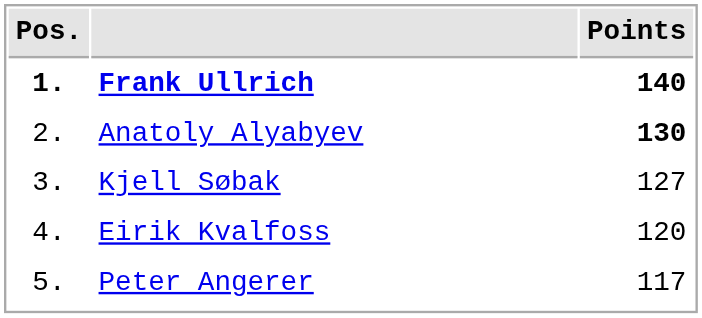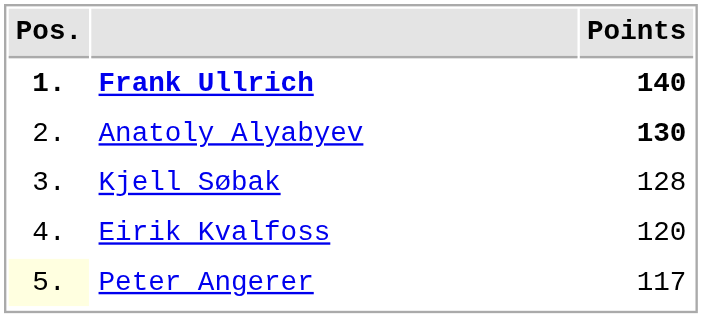(662, 183) 127 -> (662, 183) 128
(49, 282) no background -> (49, 282) lightyellow background
